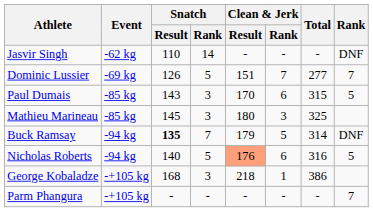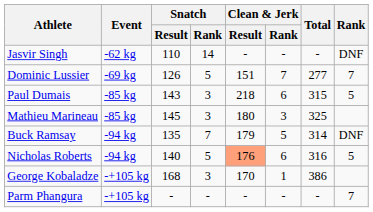(245, 95) 170 -> (245, 95) 218
(171, 136) bold -> (171, 136) normal
(245, 176) 218 -> (245, 176) 170
